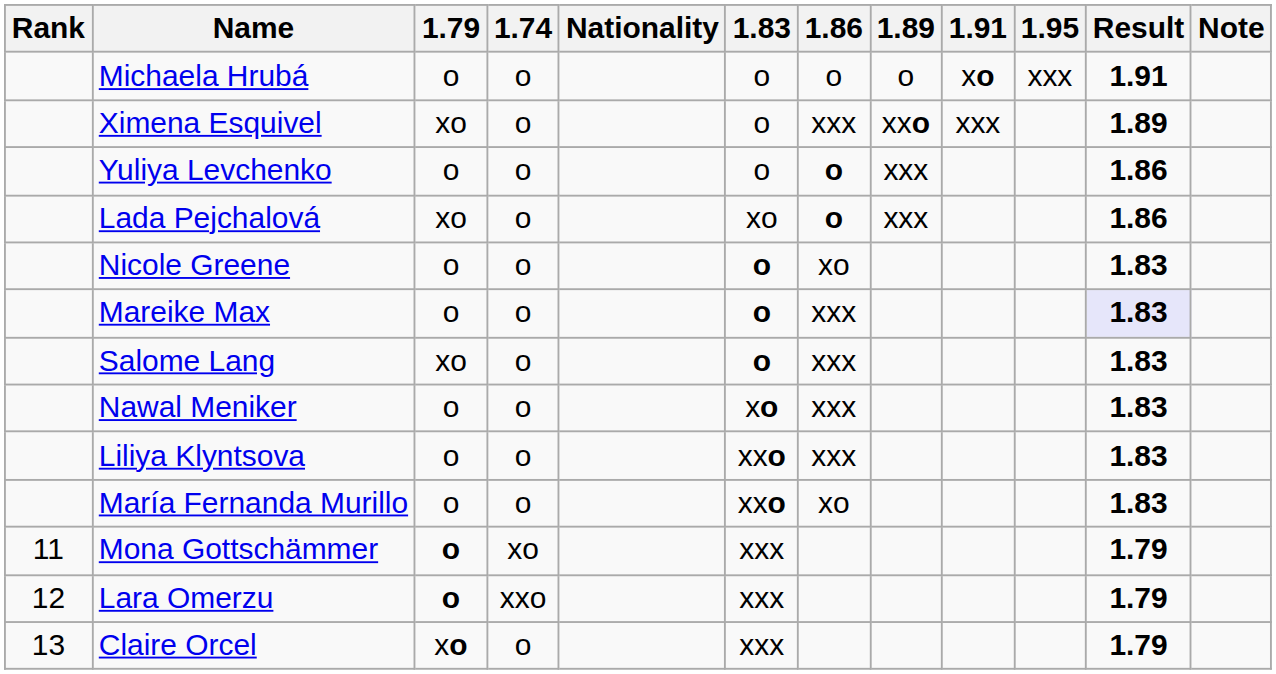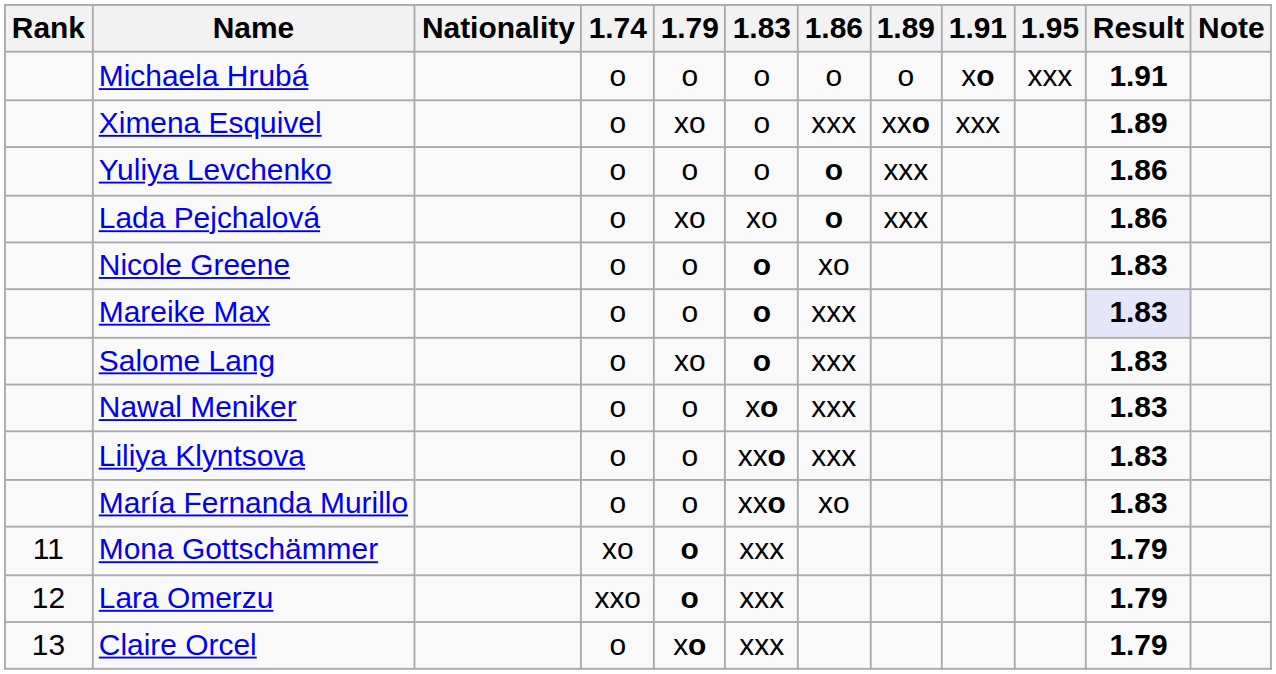columns swapped: (642, 28) <-> (451, 28)
